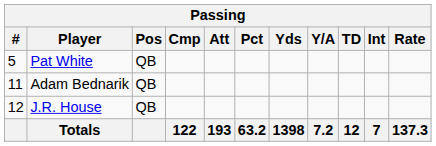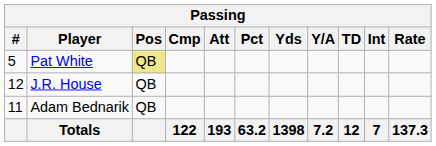(146, 61) no background -> (146, 61) khaki background
rows swapped: (80, 84) <-> (66, 107)
